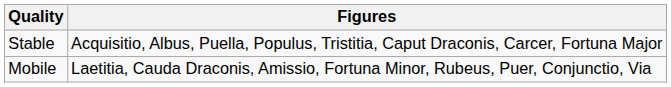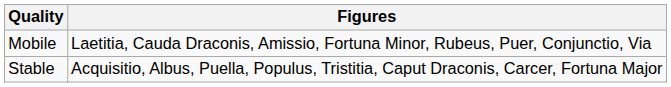rows swapped: (31, 43) <-> (32, 69)
